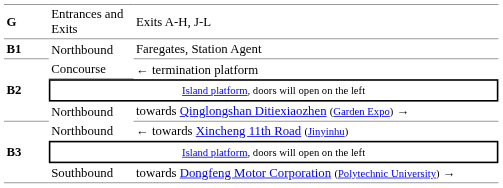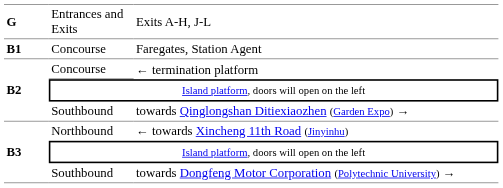(82, 49) Northbound -> (79, 48) Concourse
(82, 111) Northbound -> (82, 111) Southbound
